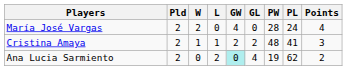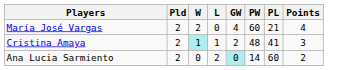- column: (255, 12)
(273, 27) 28 -> (255, 27) 60
(292, 27) 24 -> (273, 27) 21
(198, 42) no background -> (198, 42) paleturquoise background
(273, 58) 19 -> (255, 58) 14
(292, 58) 62 -> (273, 58) 60
